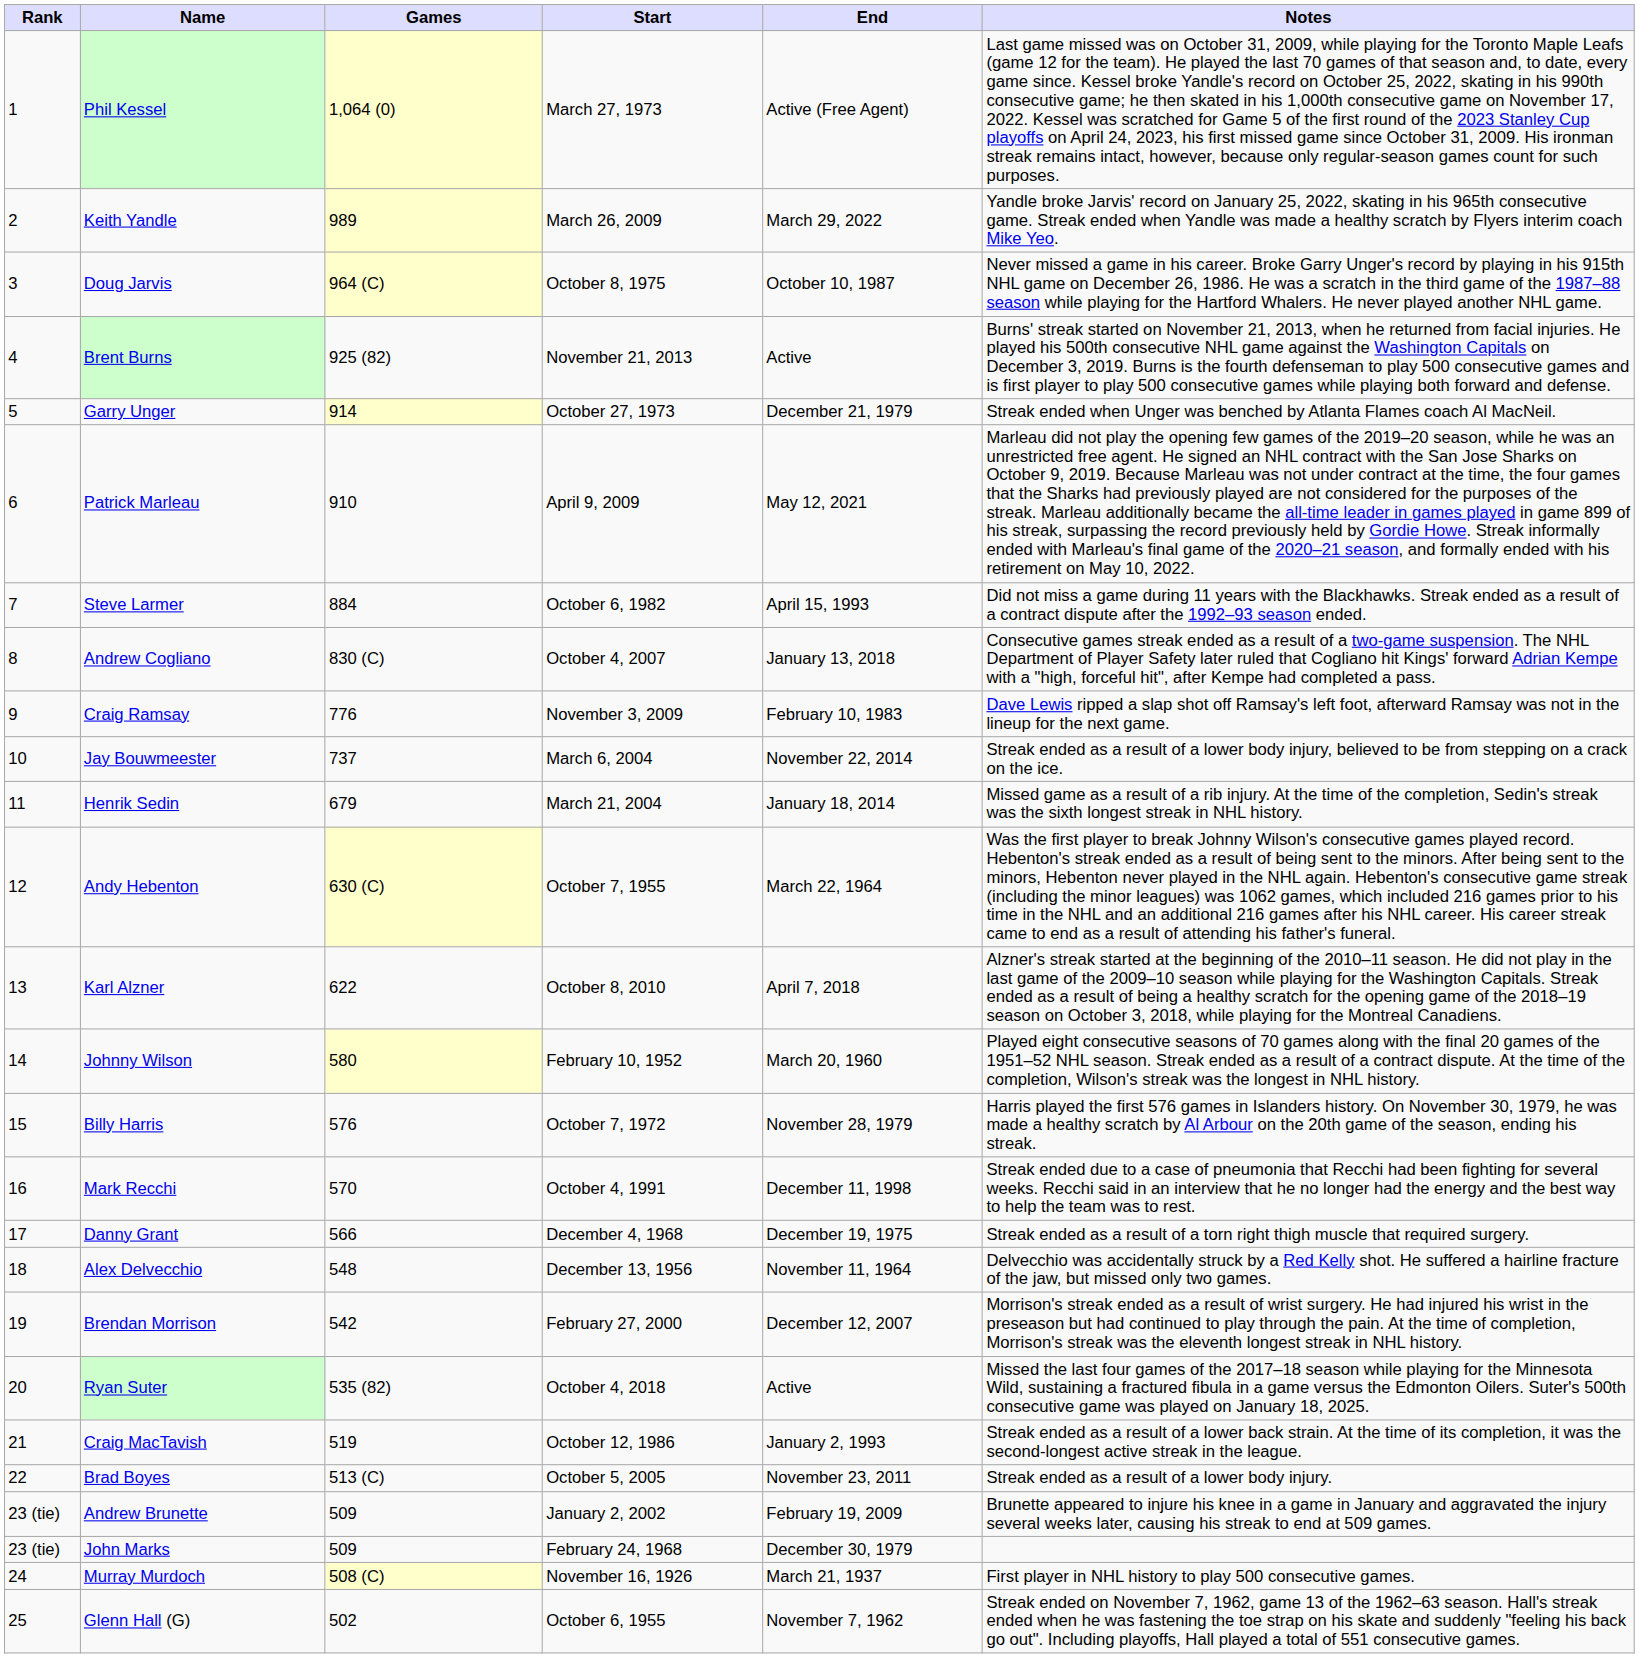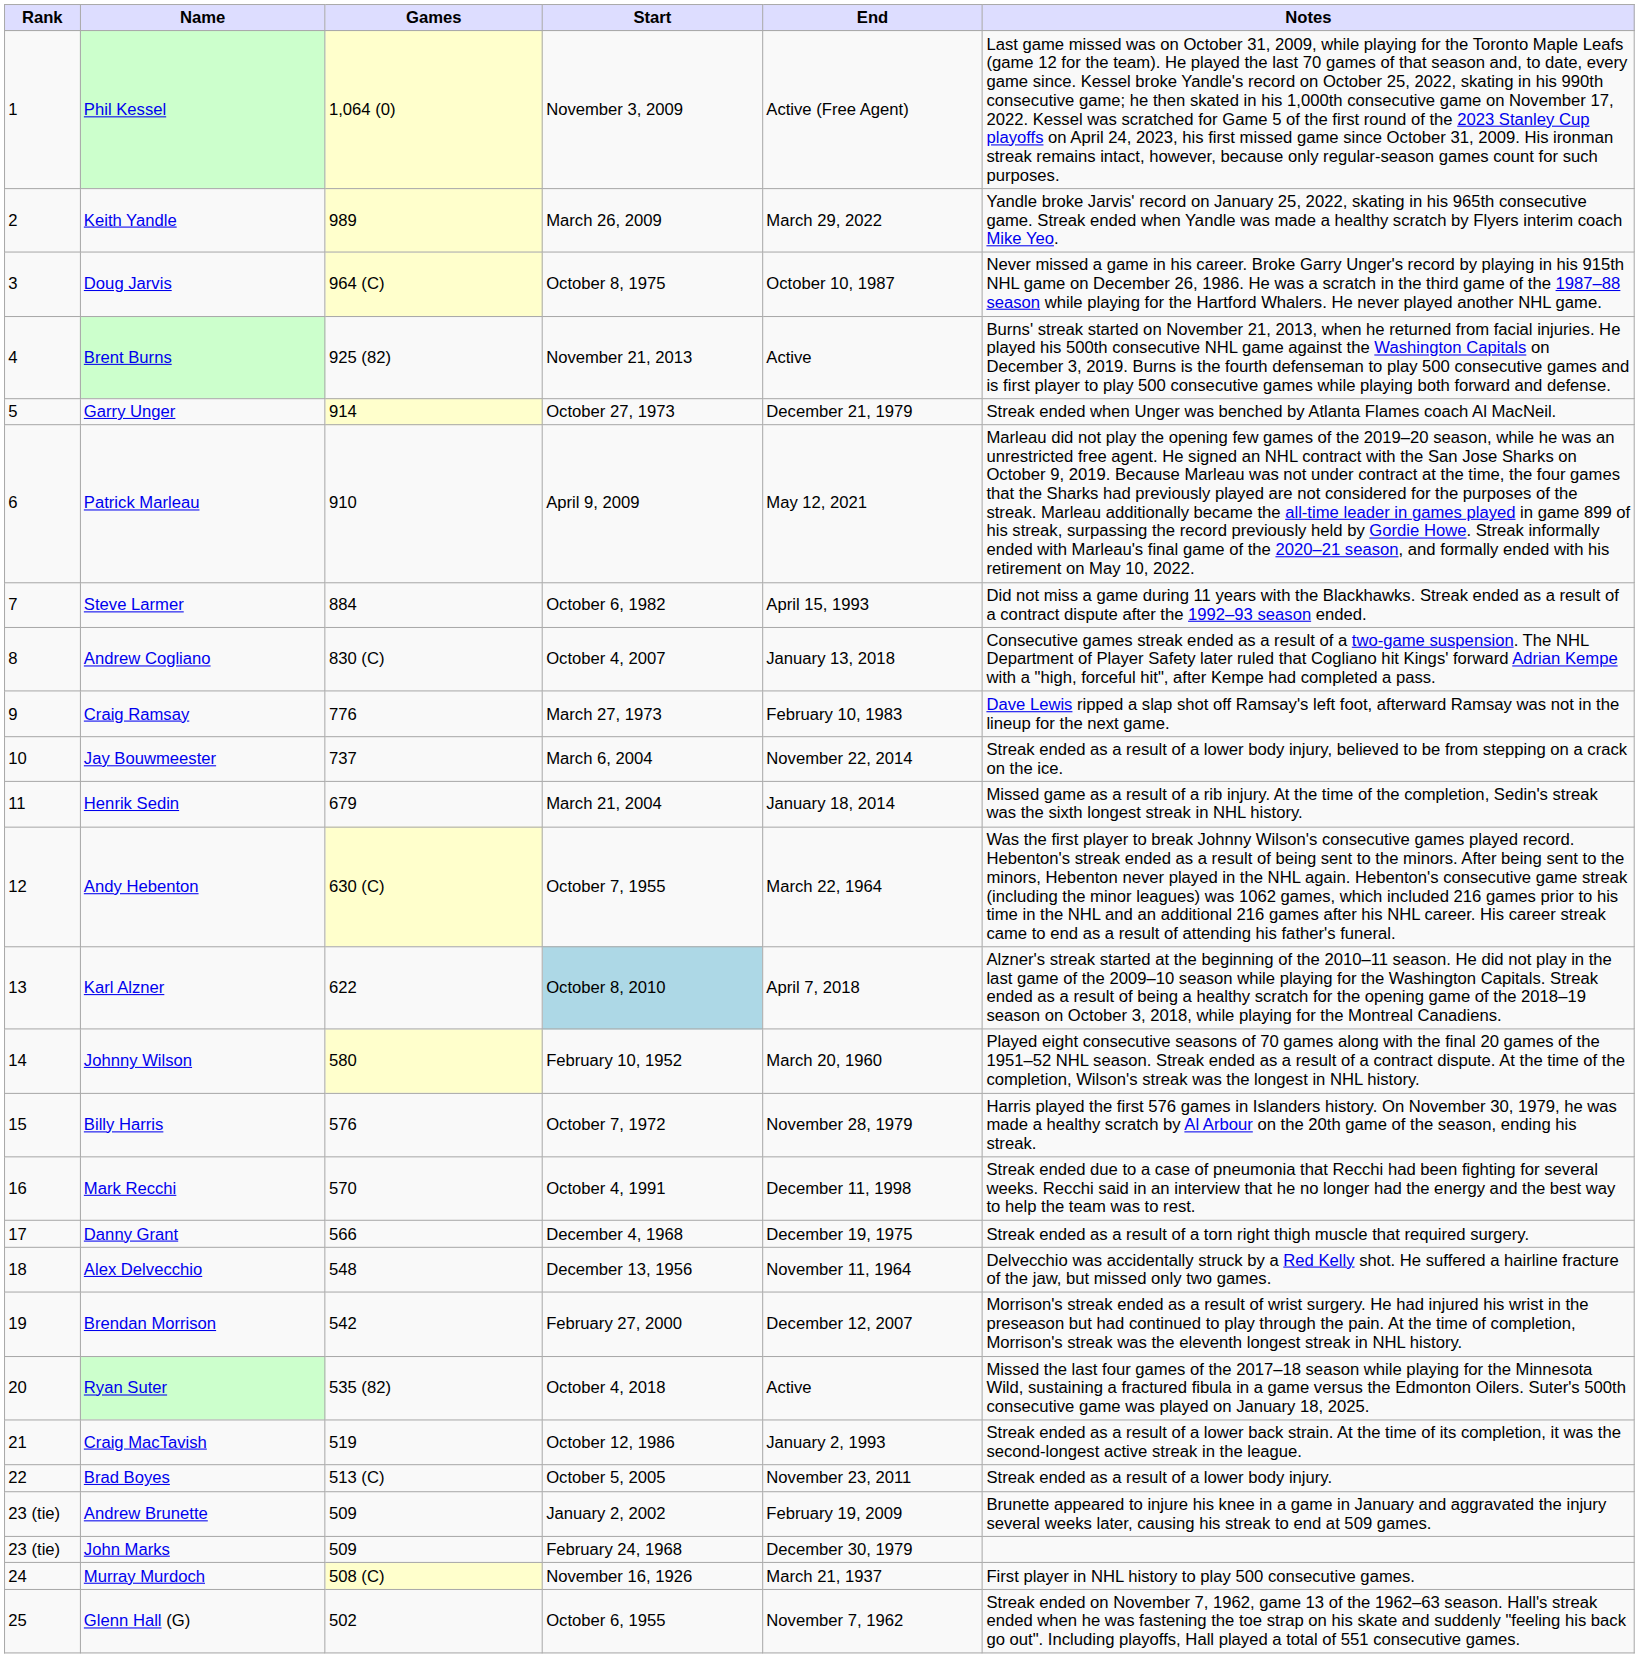(604, 109) March 27, 1973 -> (615, 109) November 3, 2009
(615, 713) November 3, 2009 -> (604, 713) March 27, 1973
(606, 987) no background -> (606, 987) lightblue background
